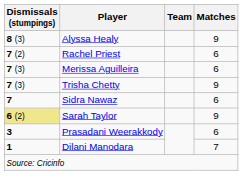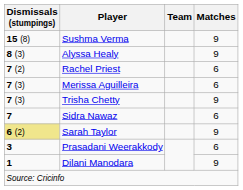+ row: (95, 38)
(216, 147) 7 -> (216, 162) 9
